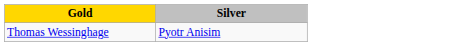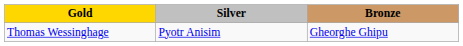+ column: (383, 13)
